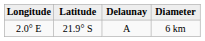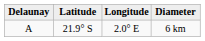columns swapped: (127, 12) <-> (29, 12)
